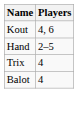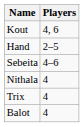+ row: (22, 63)
+ row: (22, 79)
